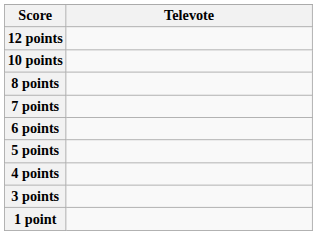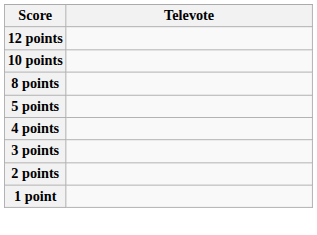- row: (35, 106)
- row: (35, 128)
+ row: (35, 173)
